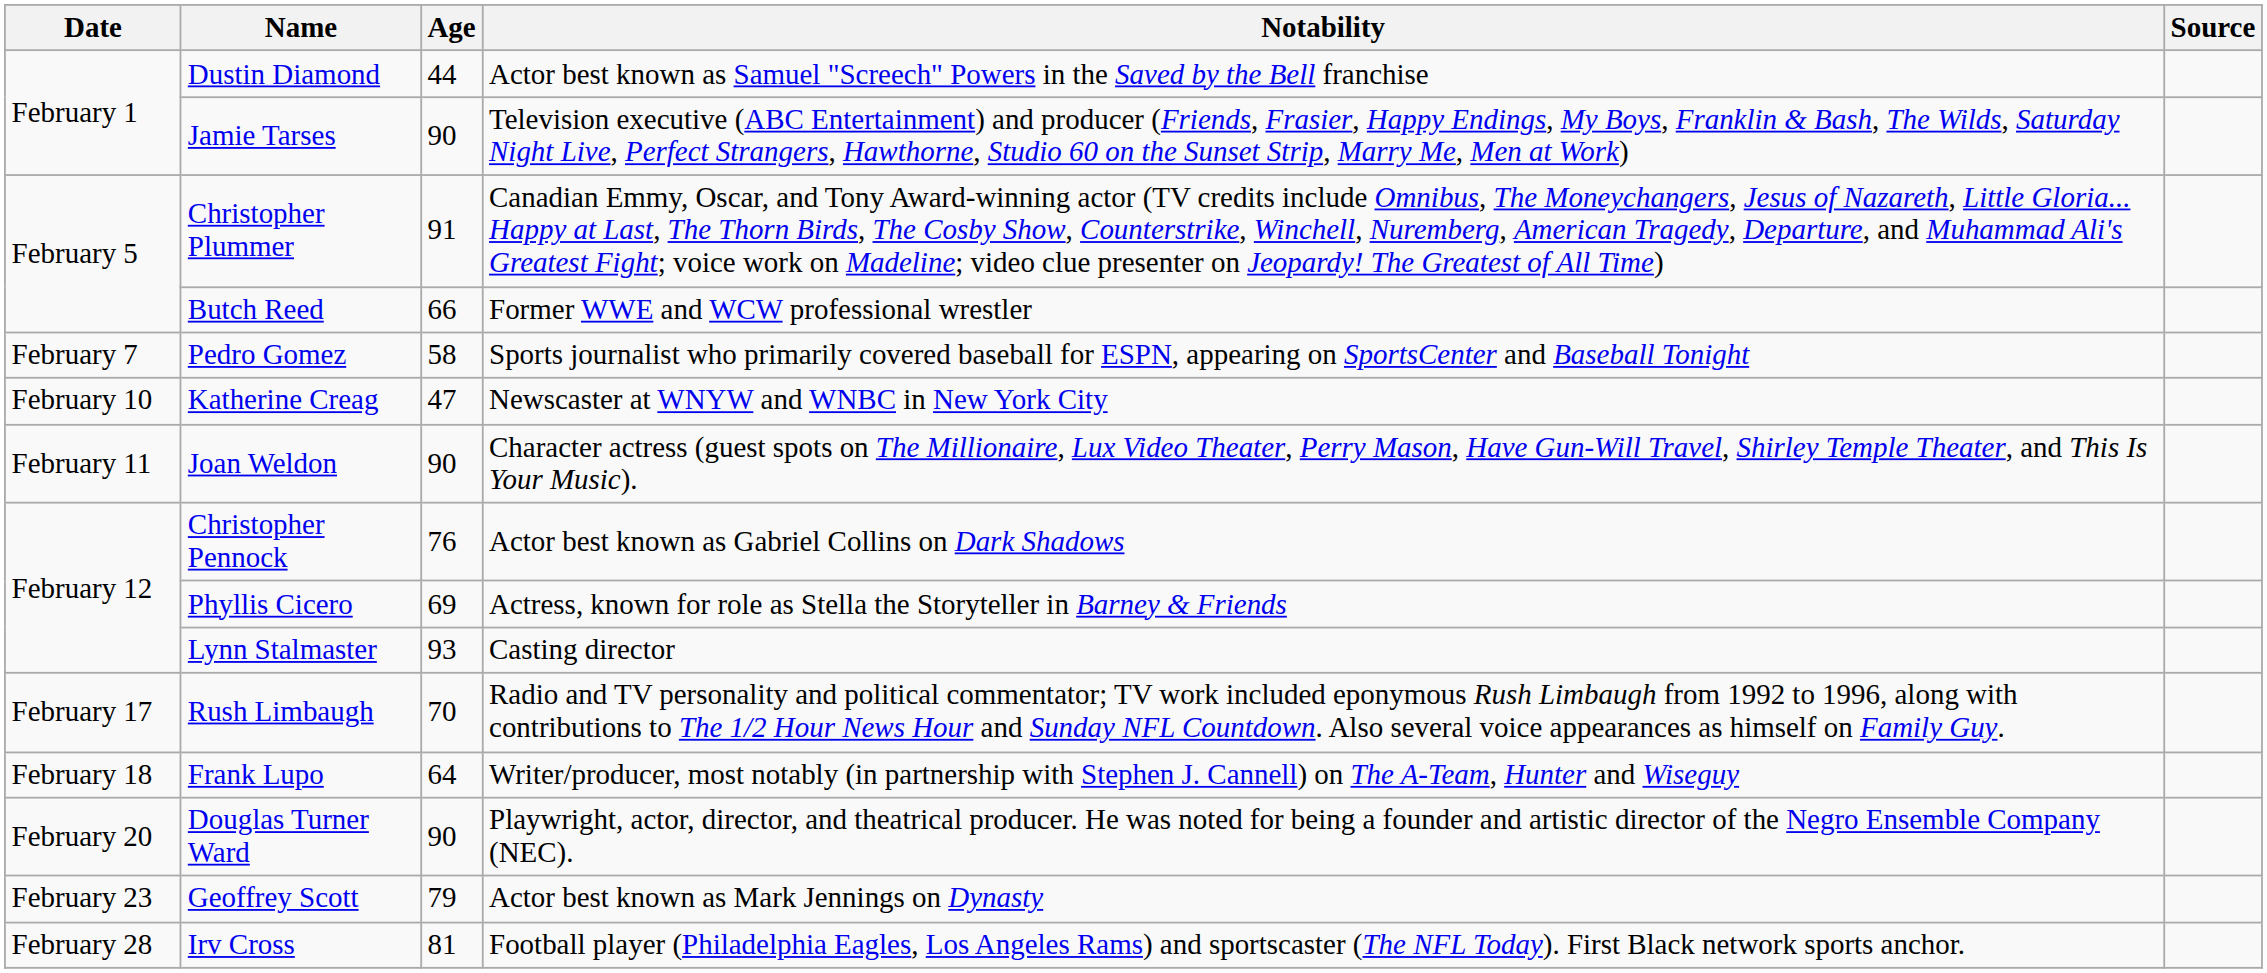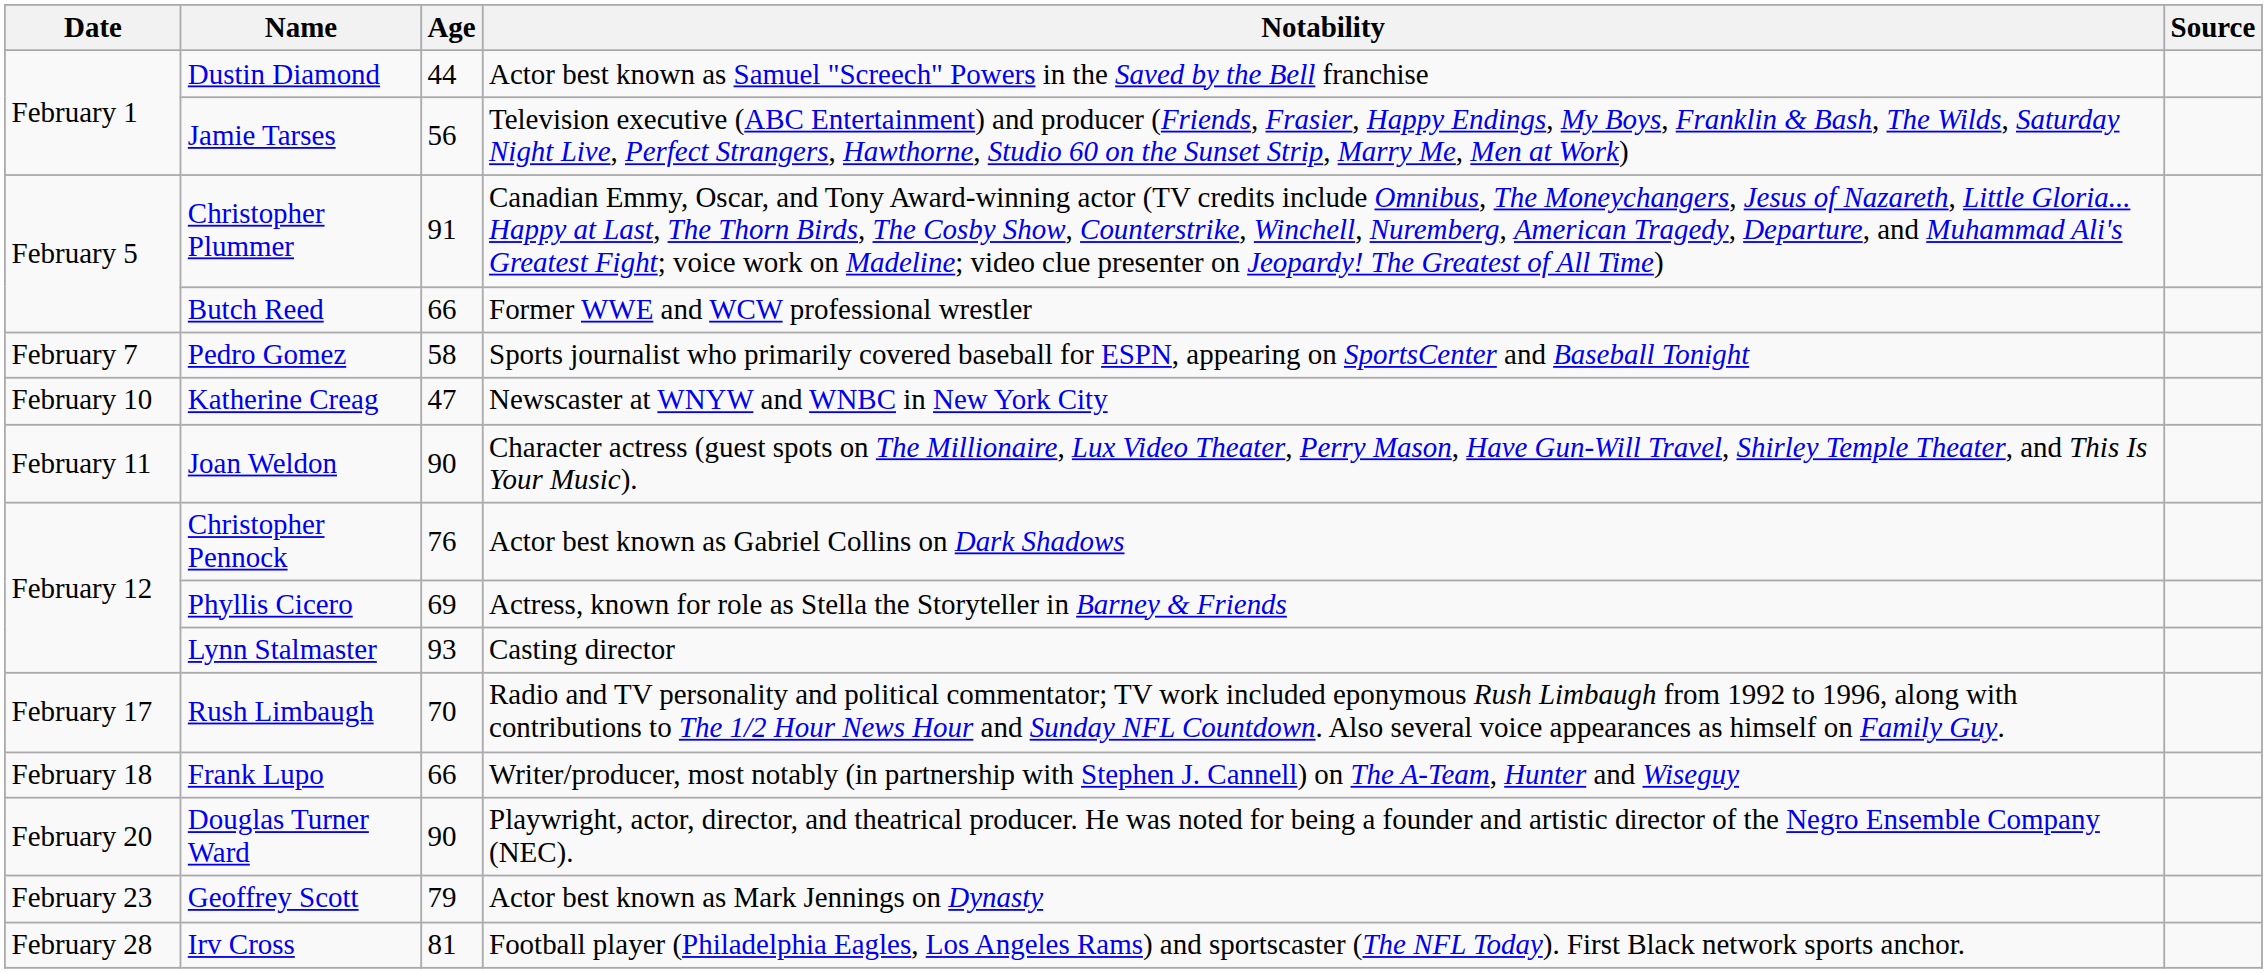(442, 135) 90 -> (442, 135) 56
(442, 774) 64 -> (442, 774) 66
